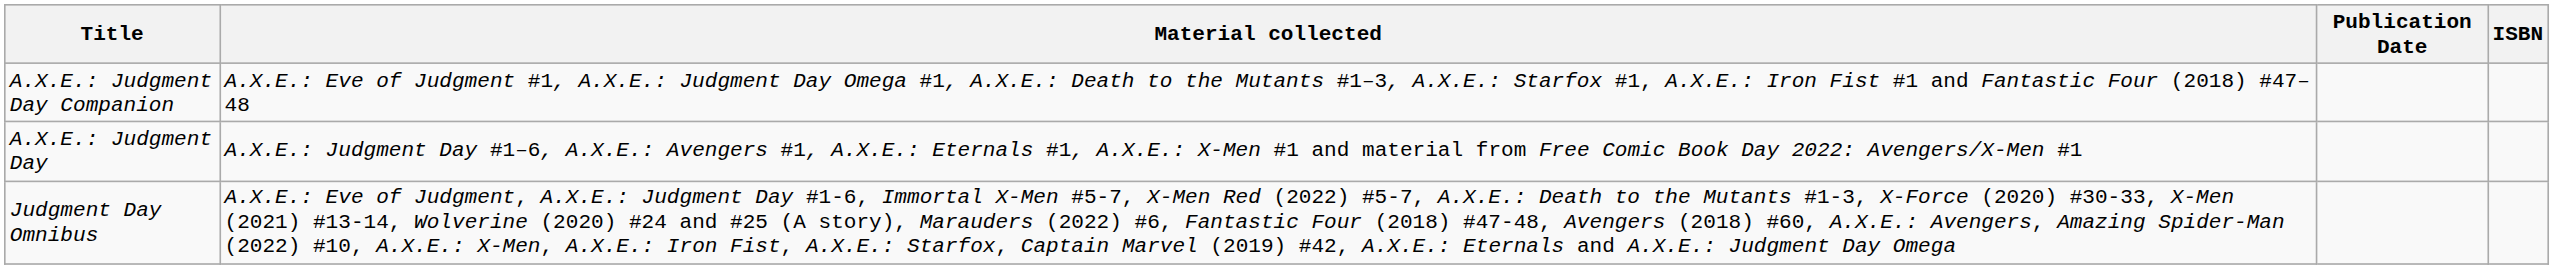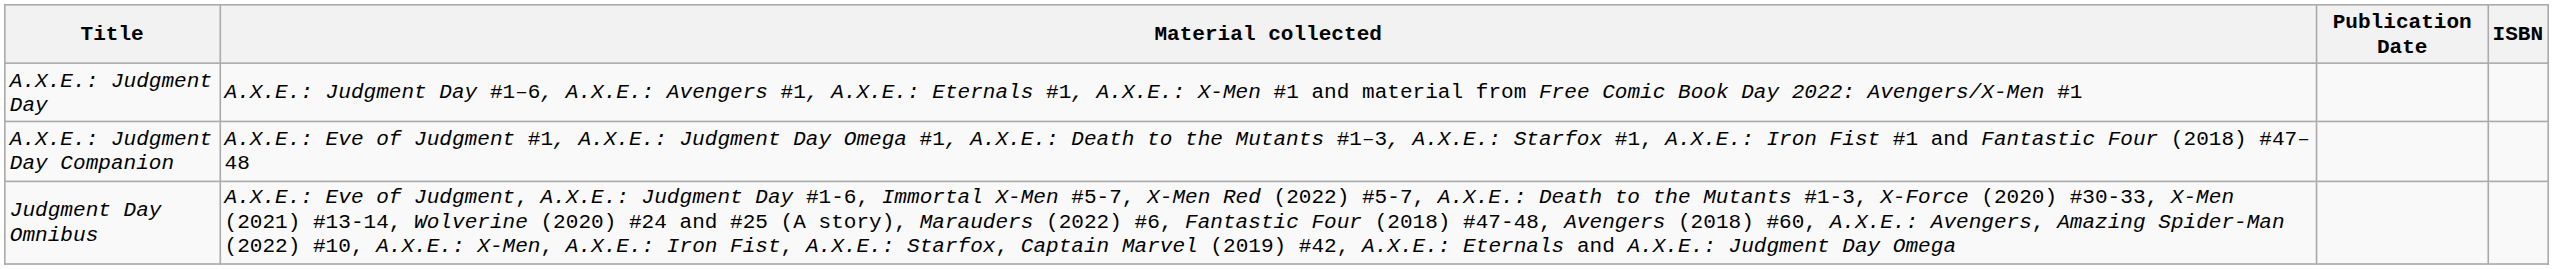rows swapped: (111, 151) <-> (111, 93)
